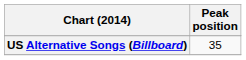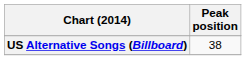(215, 45) 35 -> (215, 45) 38
